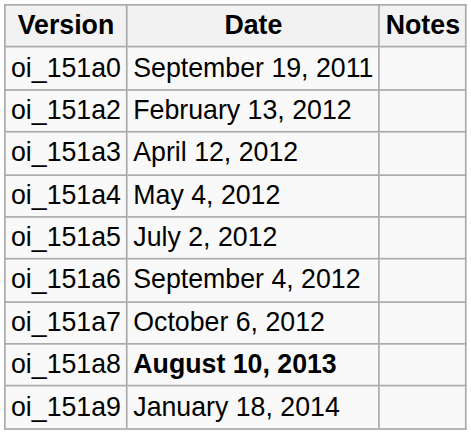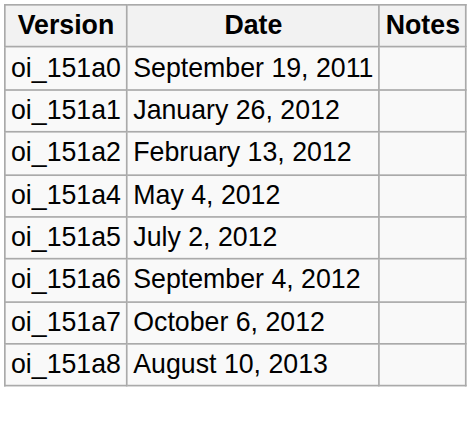+ row: (66, 110)
- row: (66, 152)
(235, 364) bold -> (231, 364) normal
- row: (66, 407)
